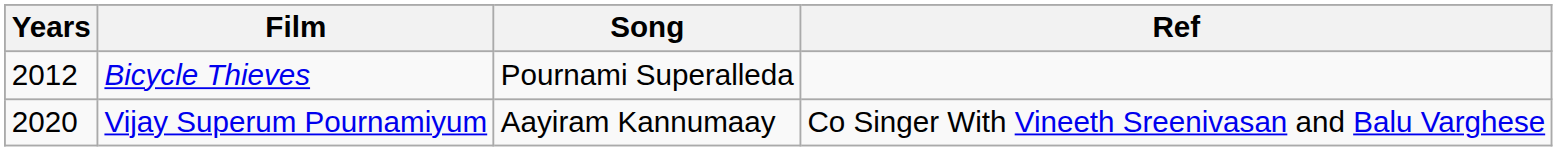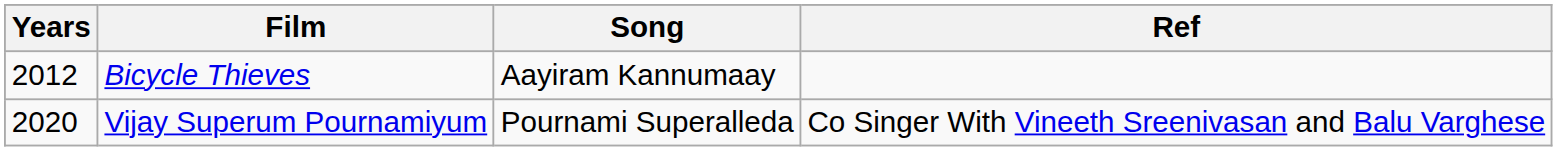(647, 74) Pournami Superalleda -> (638, 74) Aayiram Kannumaay
(638, 121) Aayiram Kannumaay -> (647, 121) Pournami Superalleda
